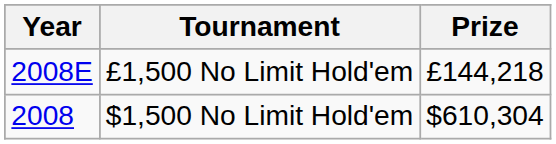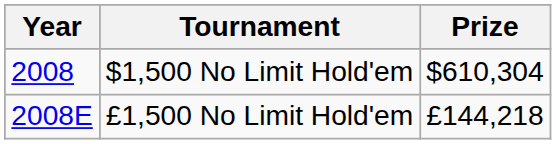rows swapped: (260, 116) <-> (260, 71)
